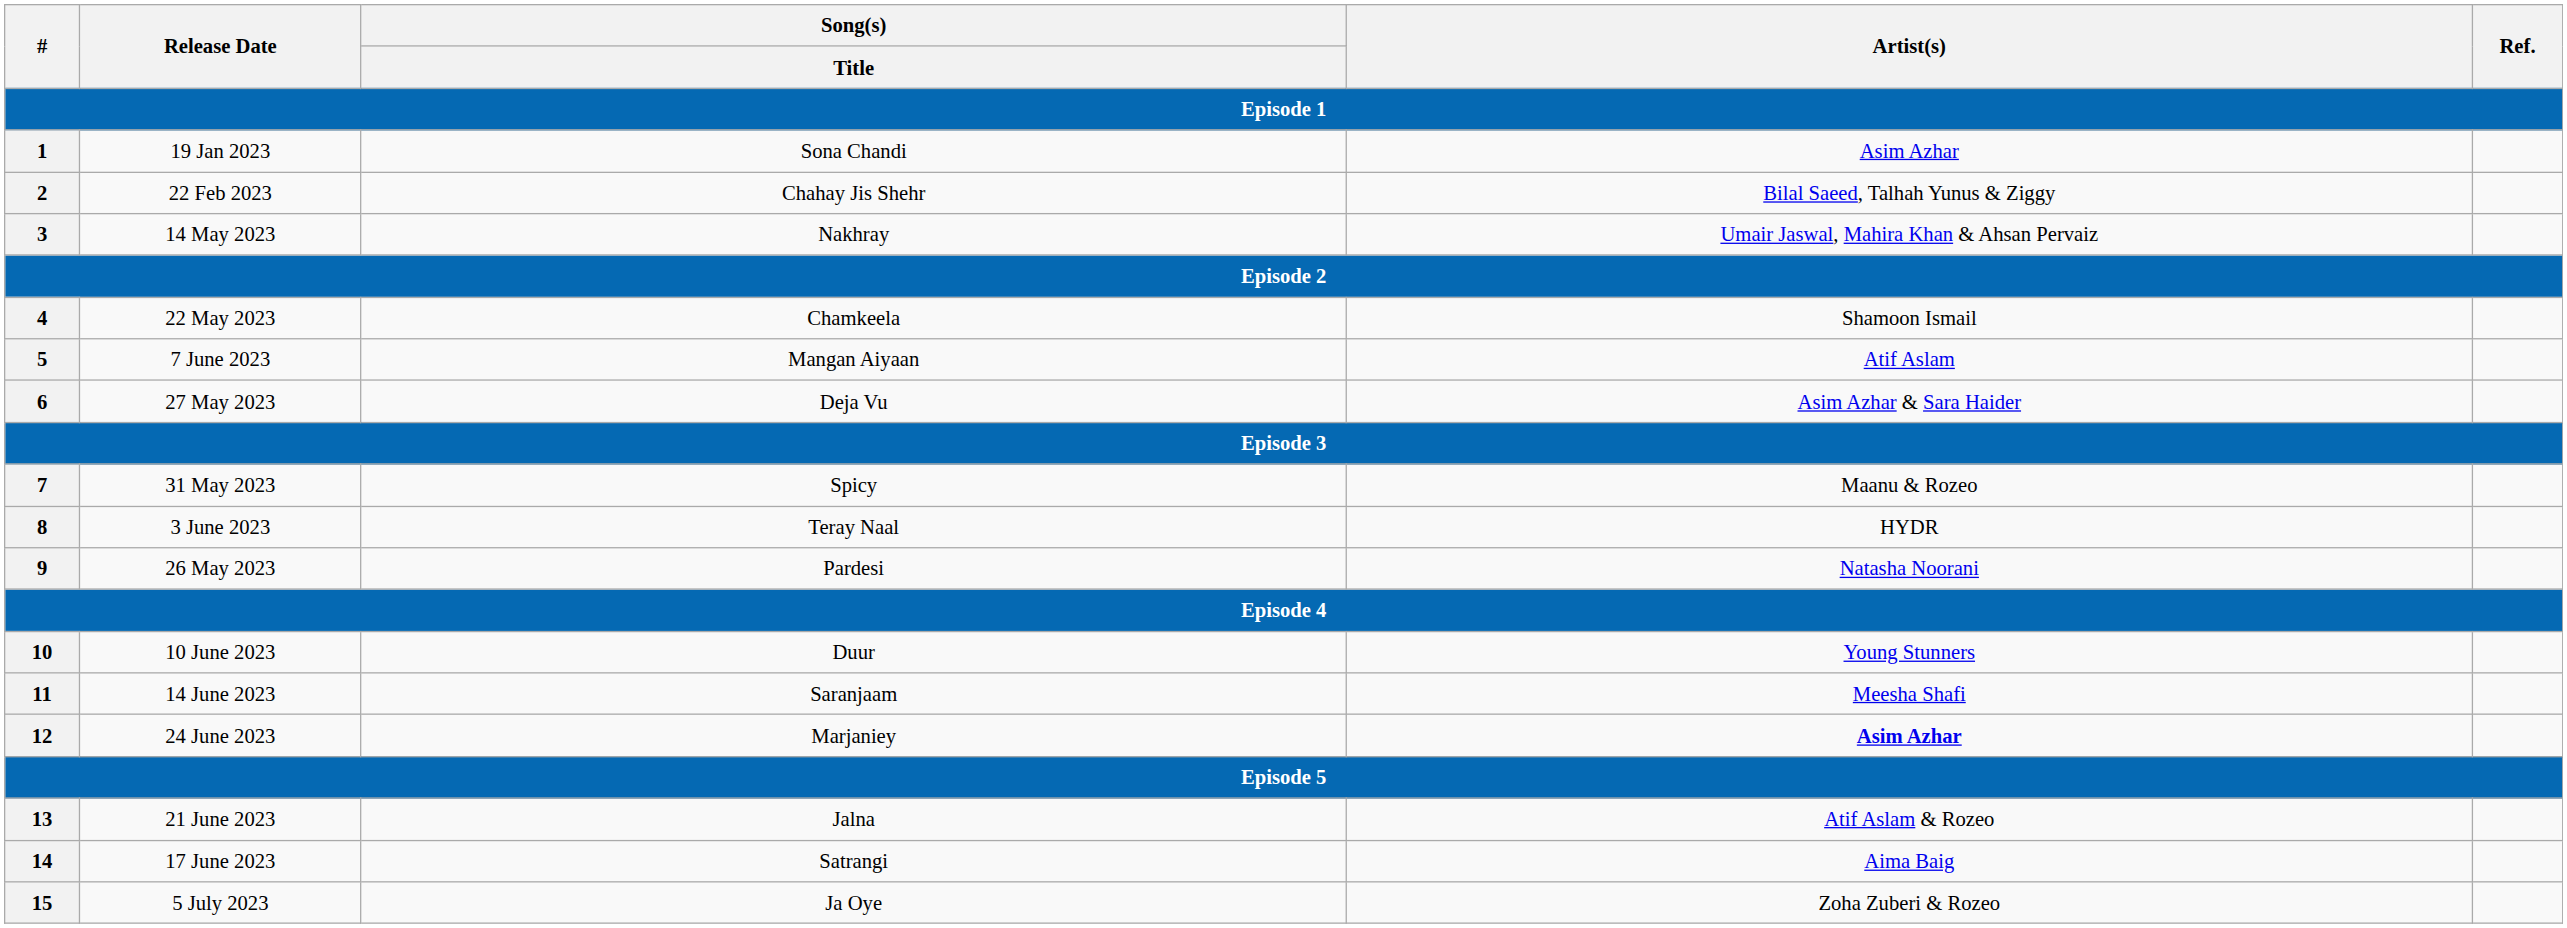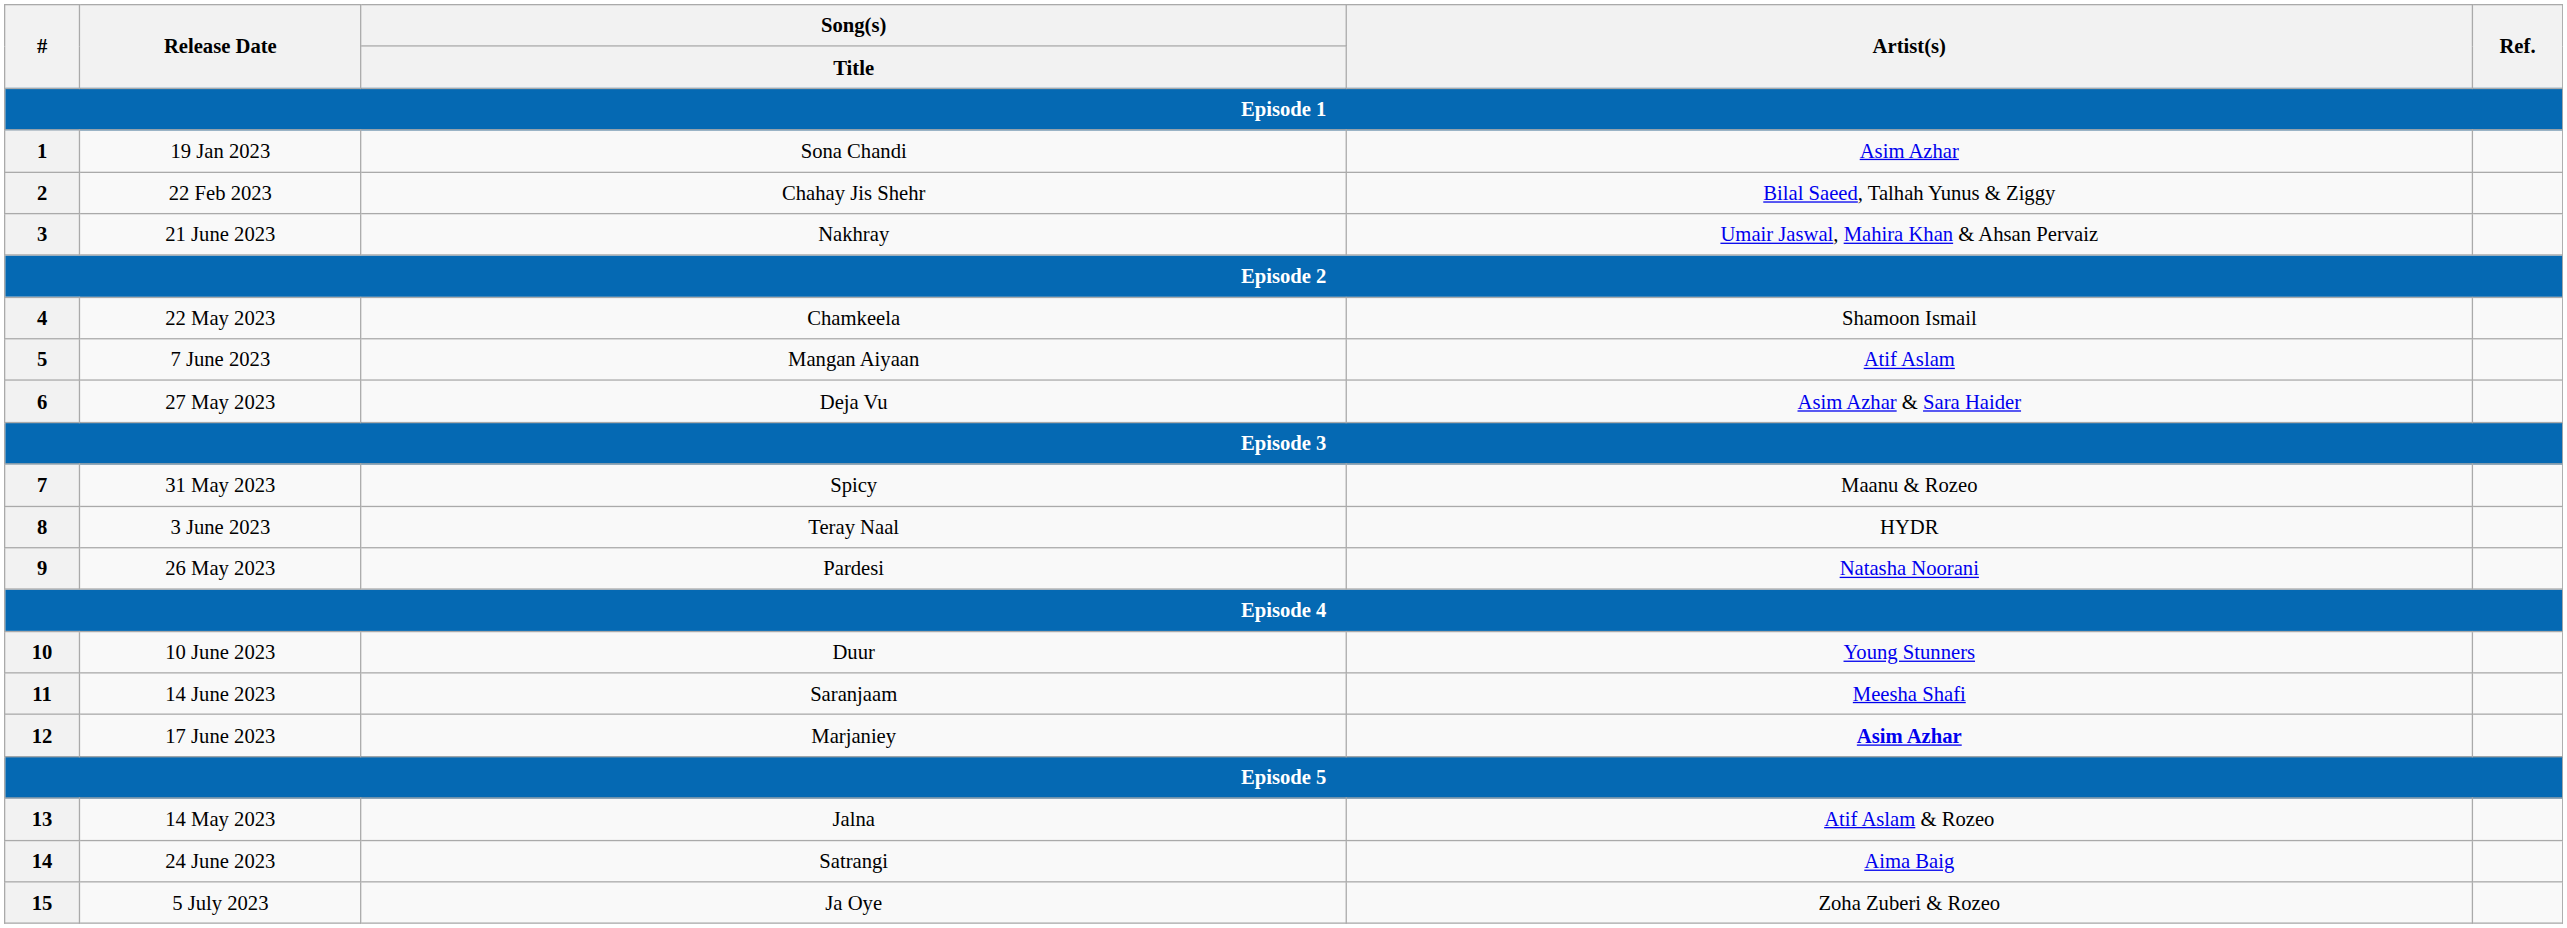(220, 234) 14 May 2023 -> (220, 234) 21 June 2023
(220, 736) 24 June 2023 -> (220, 736) 17 June 2023
(220, 819) 21 June 2023 -> (220, 819) 14 May 2023
(220, 861) 17 June 2023 -> (220, 861) 24 June 2023
